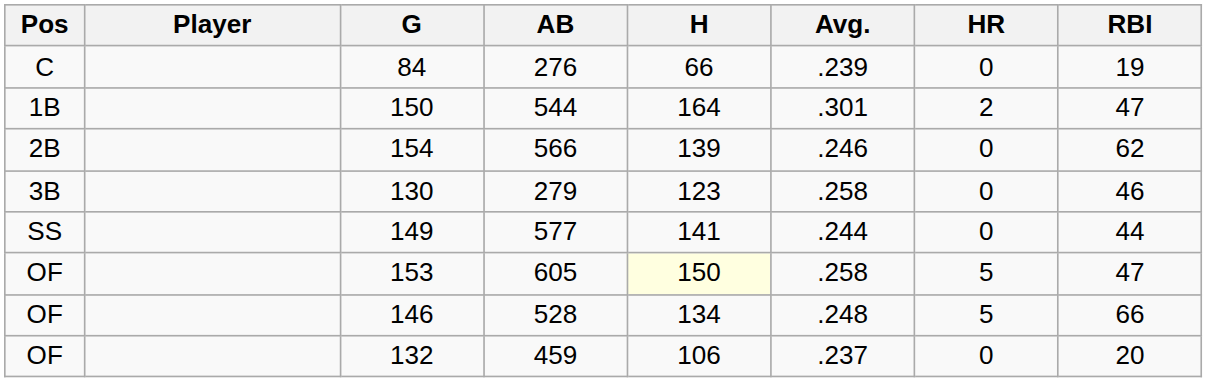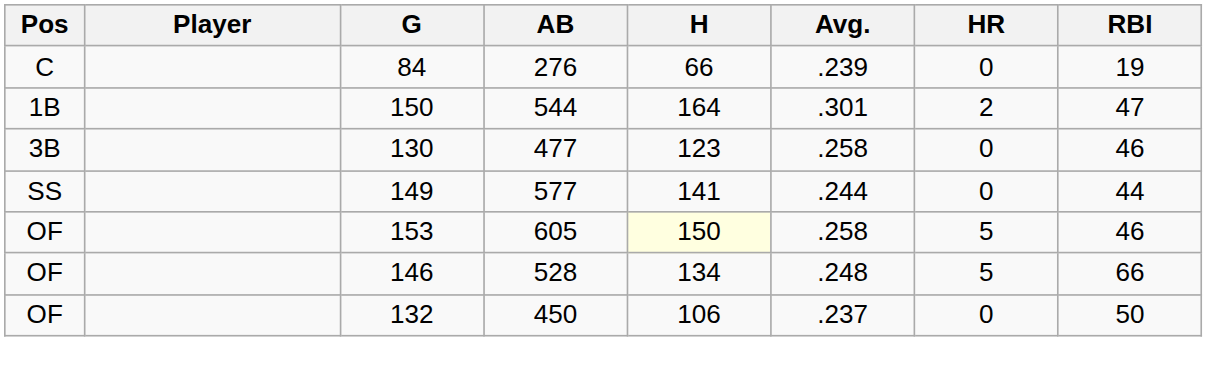- row: (412, 149)
(555, 190) 279 -> (555, 149) 477
(1130, 273) 47 -> (1130, 231) 46
(555, 356) 459 -> (555, 314) 450
(1130, 356) 20 -> (1130, 314) 50
